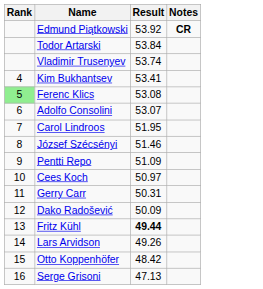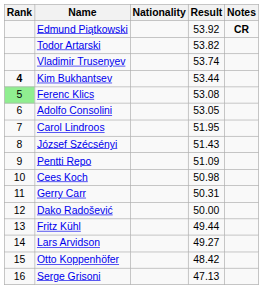+ column: (159, 12)
(148, 45) 53.84 -> (206, 45) 53.82
(19, 78) normal -> (19, 78) bold
(148, 78) 53.41 -> (206, 78) 53.44
(148, 111) 53.07 -> (206, 111) 53.05
(148, 144) 51.46 -> (206, 144) 51.43
(148, 177) 50.97 -> (206, 177) 50.98
(148, 210) 50.09 -> (206, 210) 50.00
(148, 227) bold -> (206, 227) normal
(148, 243) 49.26 -> (206, 243) 49.27
